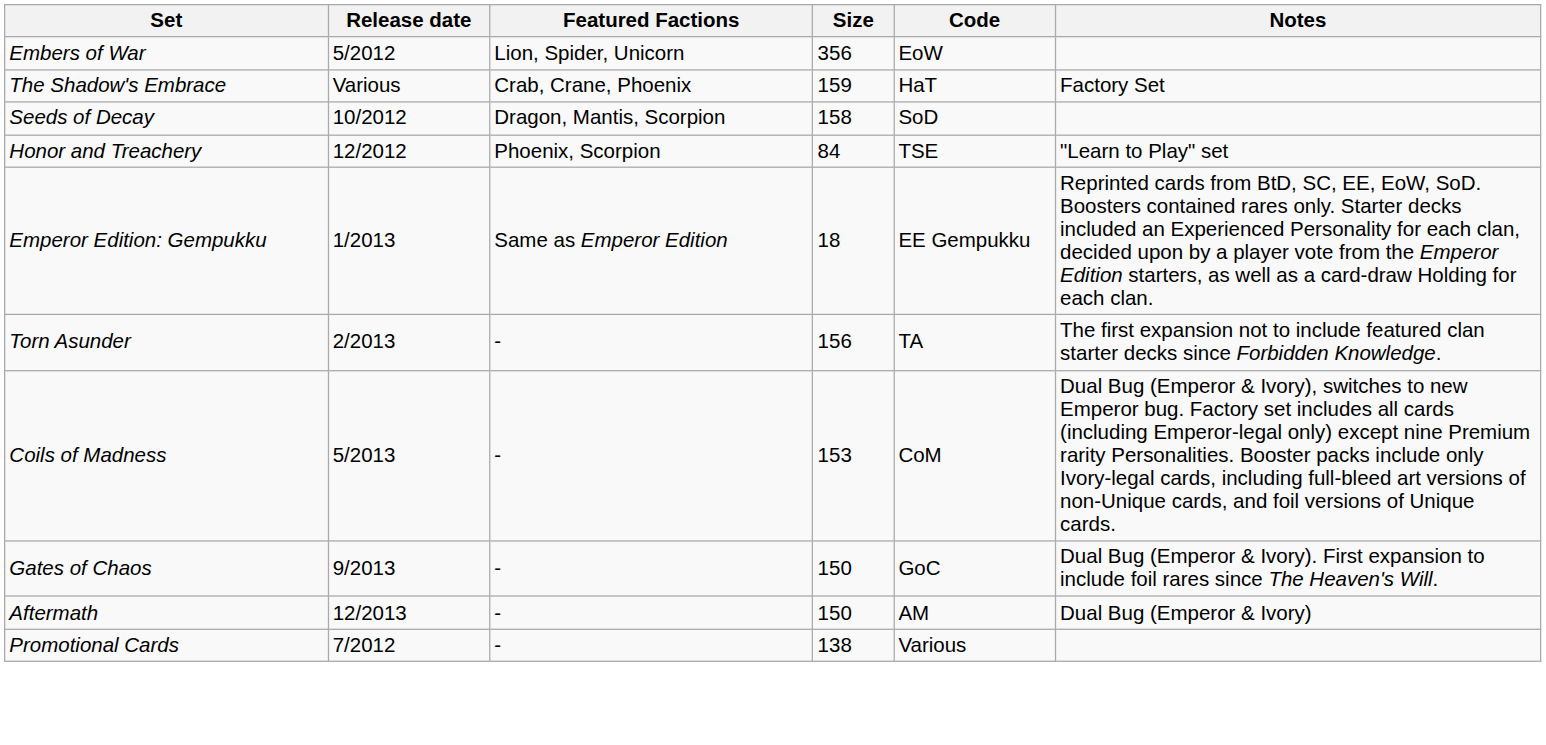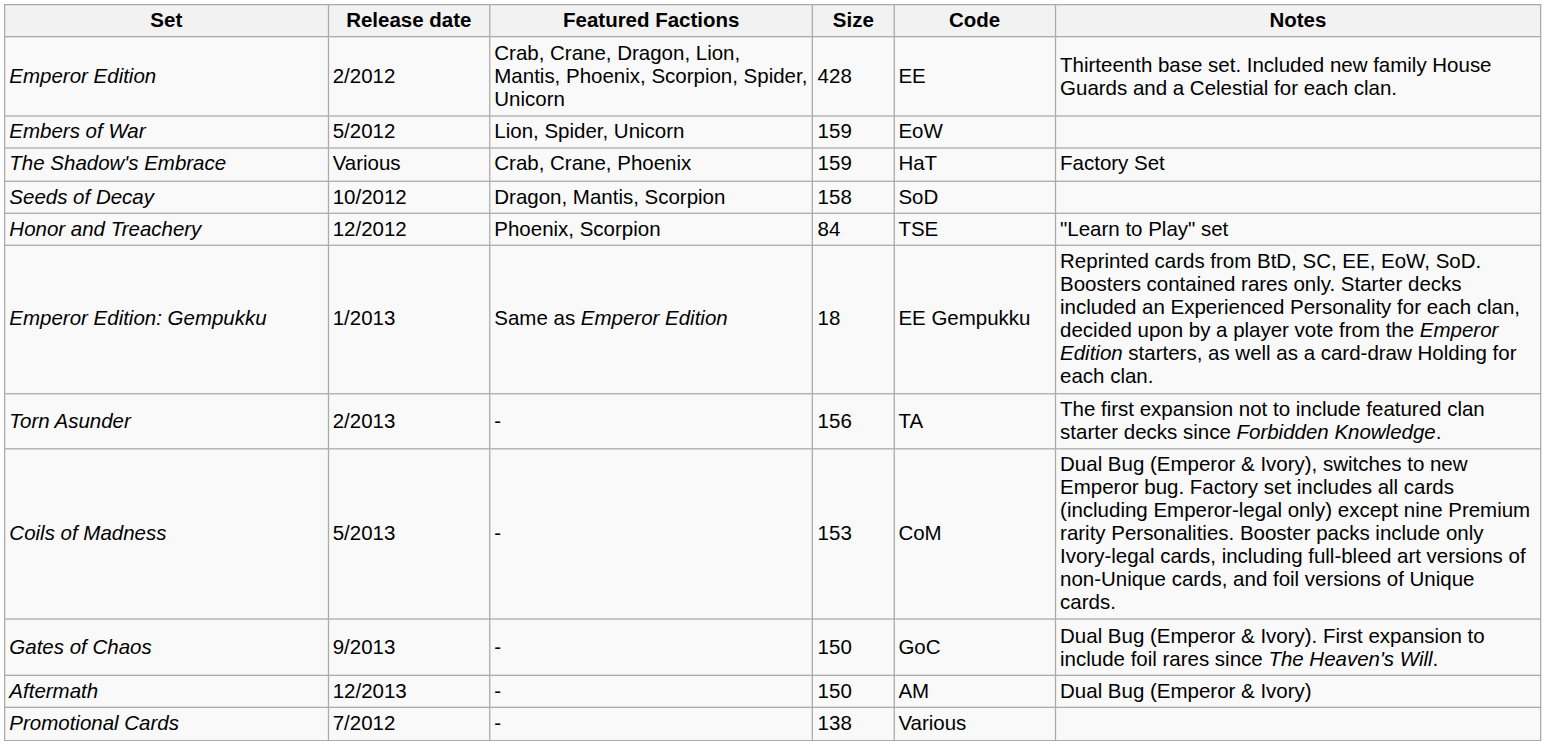+ row: (83, 76)
(835, 53) 356 -> (835, 131) 159
